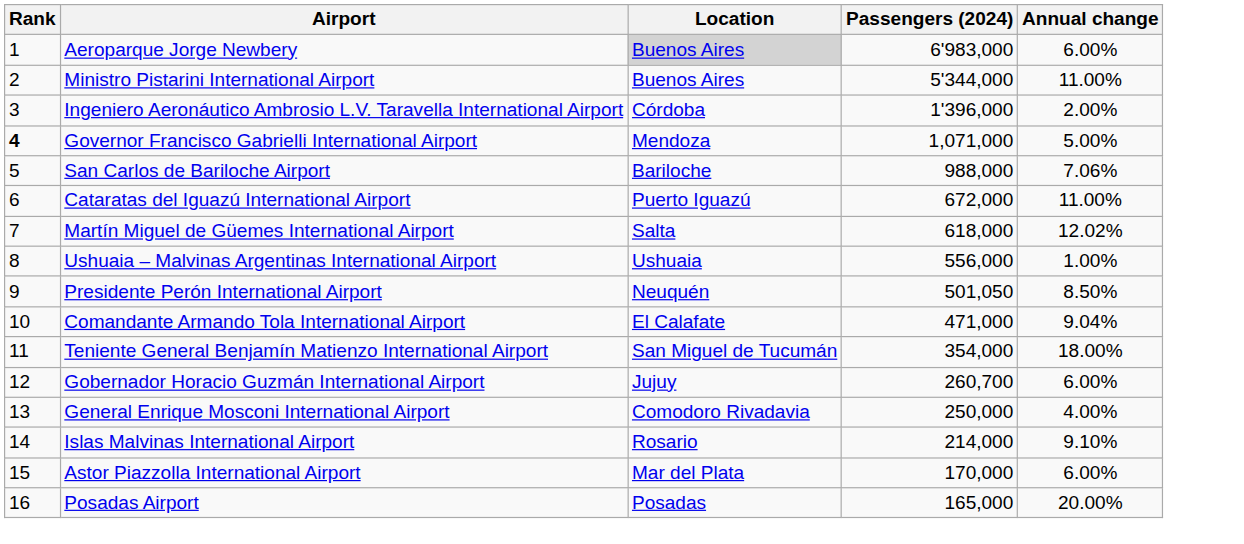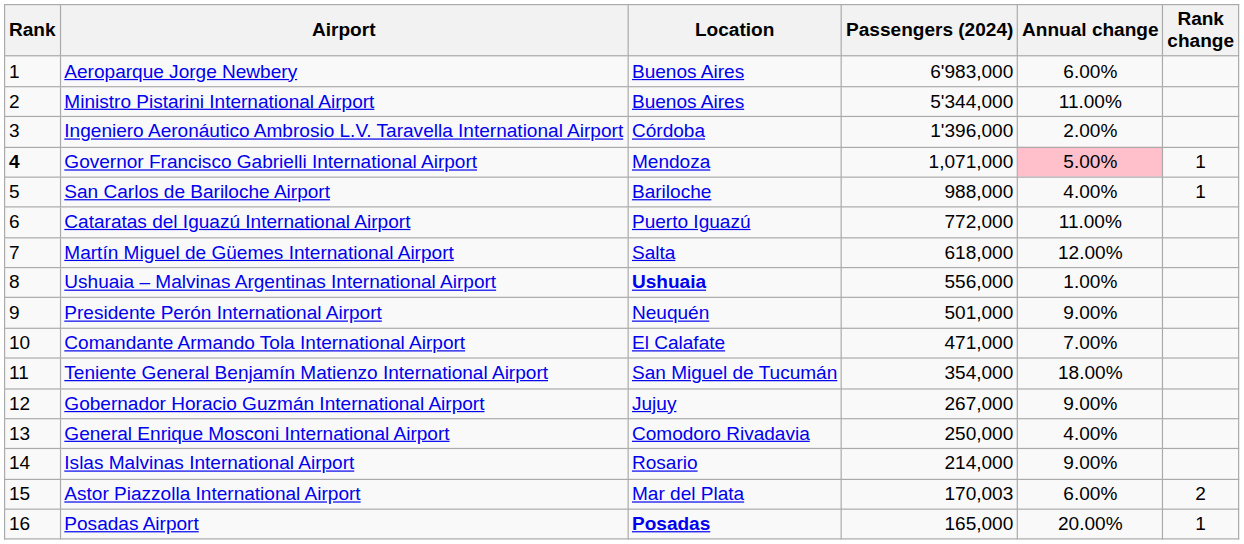+ column: (1201, 30)
(688, 49) lightgrey background -> (688, 71) no background
(1090, 140) no background -> (1090, 161) pink background
(1090, 170) 7.06% -> (1090, 191) 4.00%
(979, 200) 672,000 -> (979, 222) 772,000
(1090, 230) 12.02% -> (1090, 252) 12.00%
(667, 261) normal -> (669, 282) bold
(979, 291) 501,050 -> (979, 312) 501,000
(1090, 291) 8.50% -> (1090, 312) 9.00%
(1090, 321) 9.04% -> (1090, 342) 7.00%
(979, 381) 260,700 -> (979, 403) 267,000
(1090, 381) 6.00% -> (1090, 403) 9.00%
(1090, 442) 9.10% -> (1090, 463) 9.00%
(979, 472) 170,000 -> (979, 493) 170,003
(669, 502) normal -> (671, 524) bold
